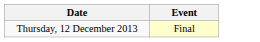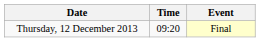+ column: (168, 12)
